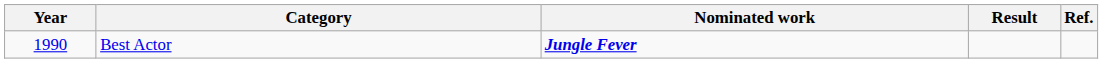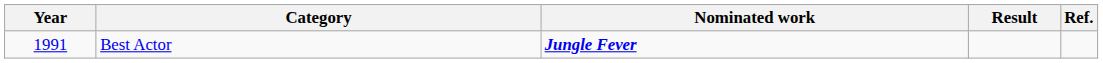(50, 44) 1990 -> (50, 44) 1991
